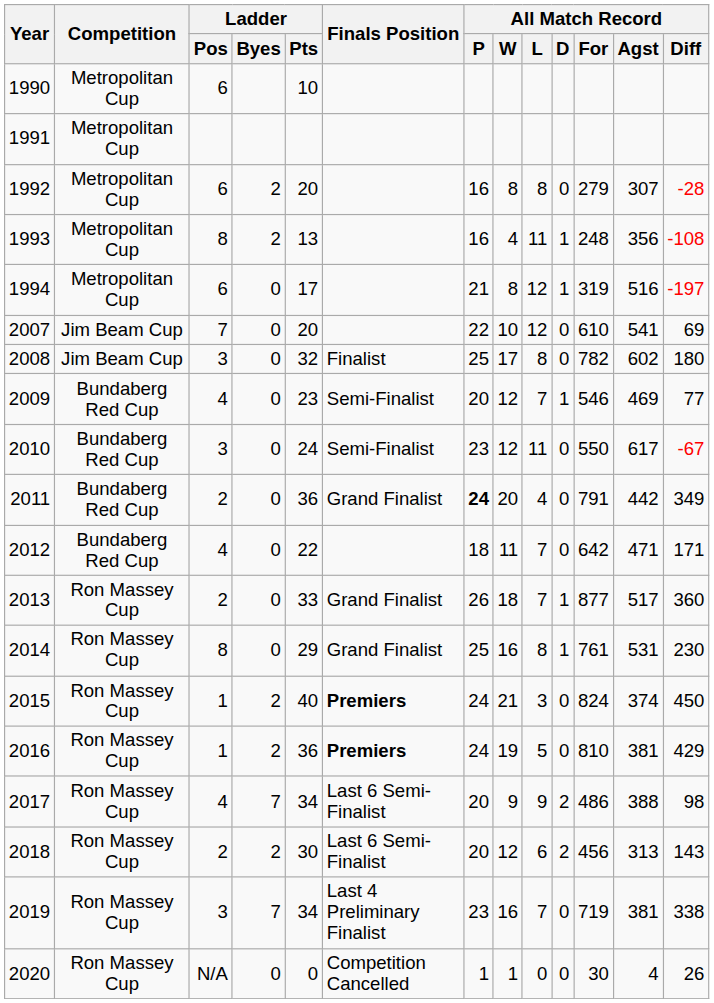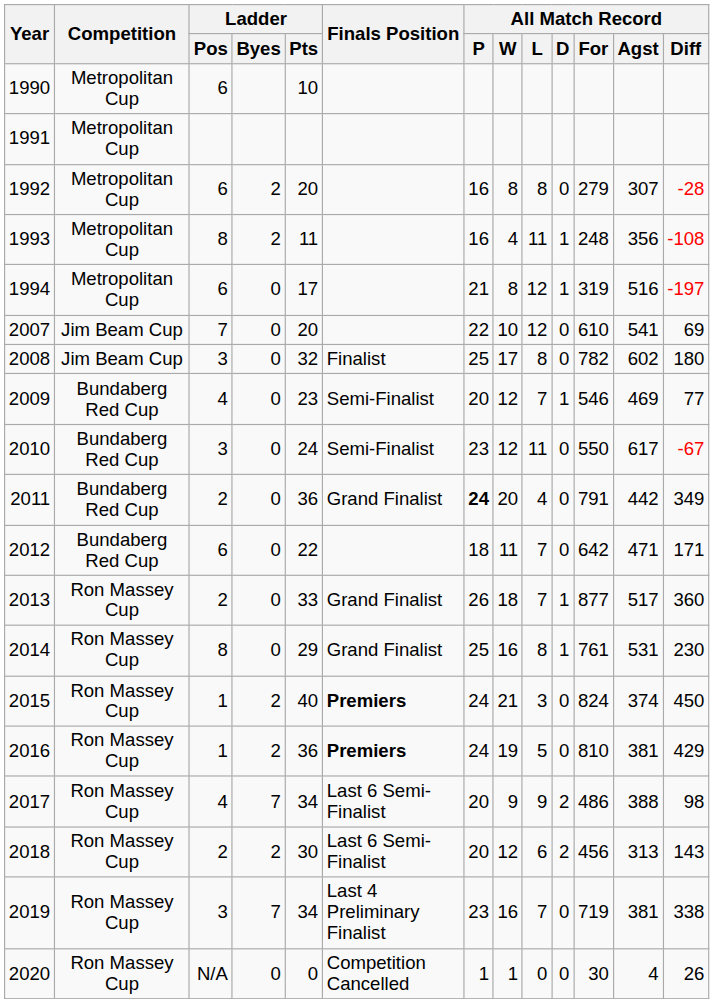(308, 239) 13 -> (309, 239) 11
(223, 549) 4 -> (223, 549) 6
